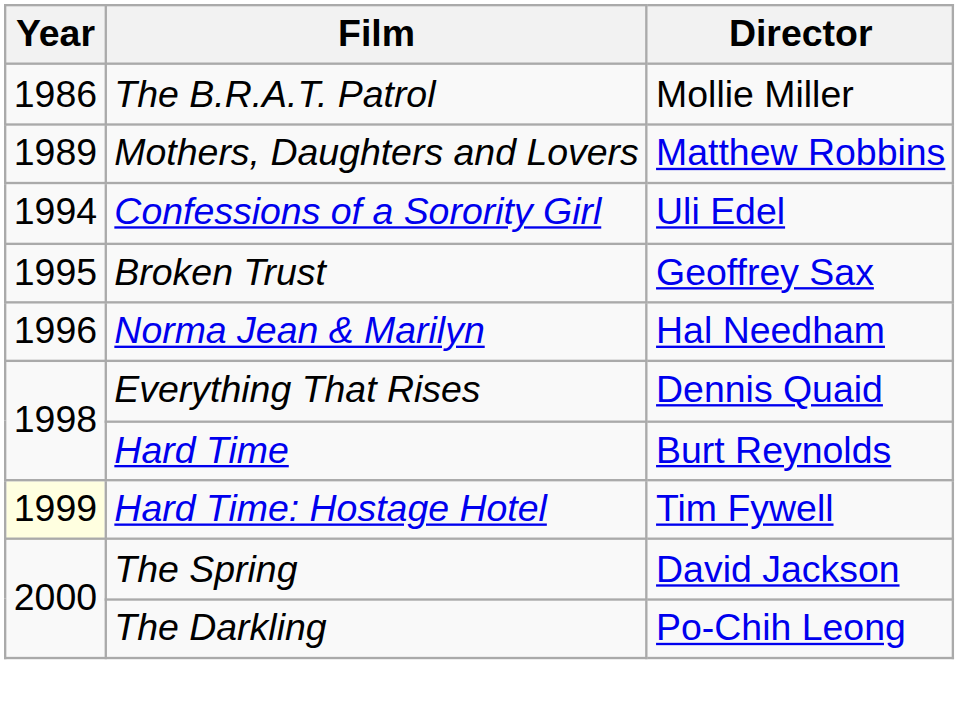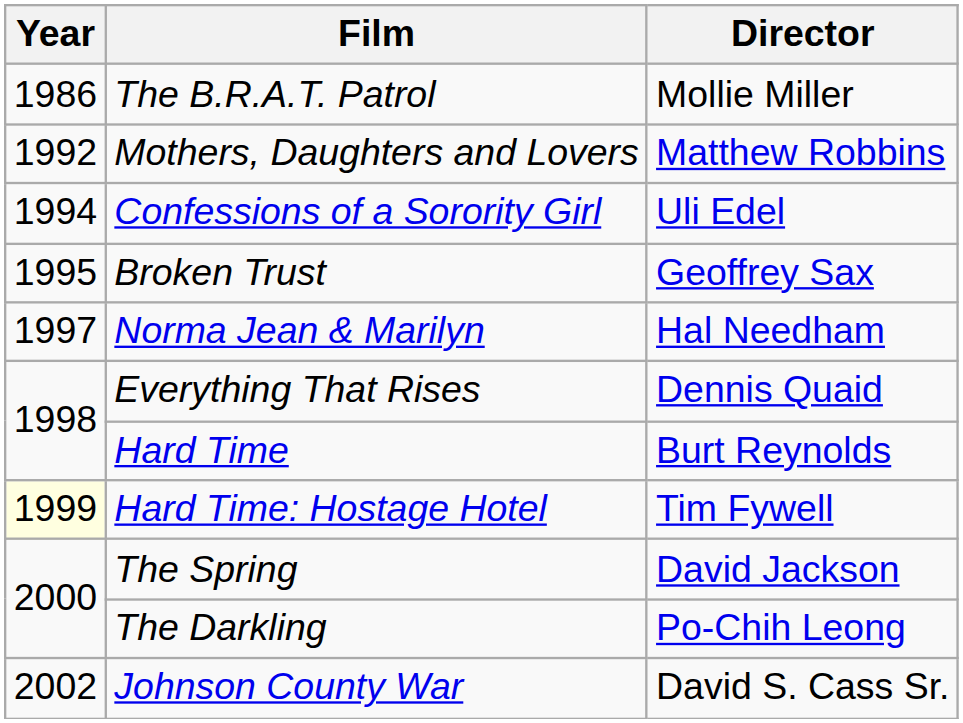(55, 152) 1989 -> (55, 152) 1992
(55, 331) 1996 -> (55, 331) 1997
+ row: (289, 687)
